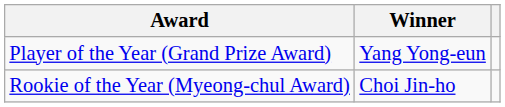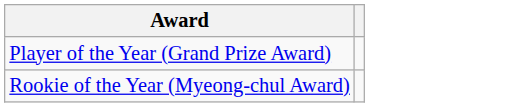- column: (423, 20)
